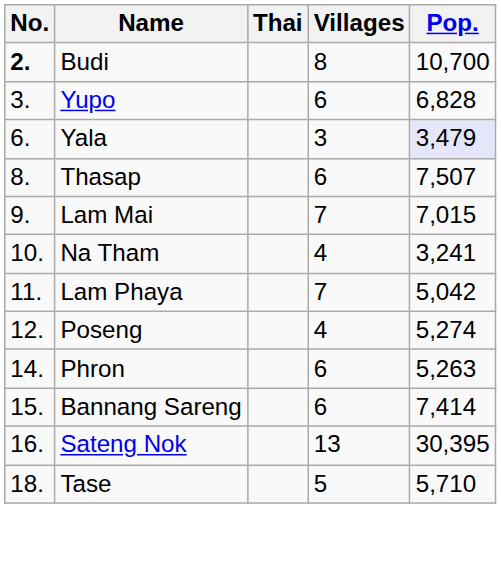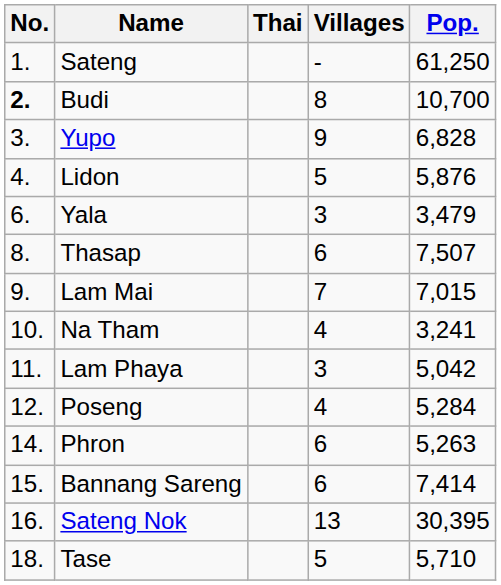+ row: (99, 61)
(320, 100) 6 -> (320, 138) 9
+ row: (90, 176)
(446, 138) lavender background -> (446, 215) no background
(320, 291) 7 -> (320, 368) 3
(446, 330) 5,274 -> (446, 406) 5,284
